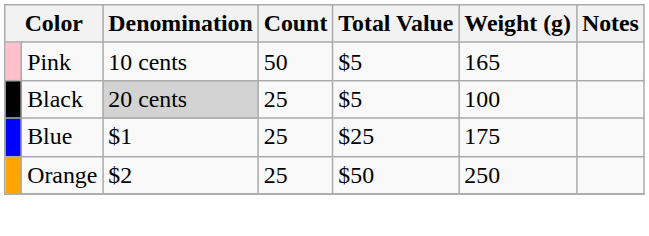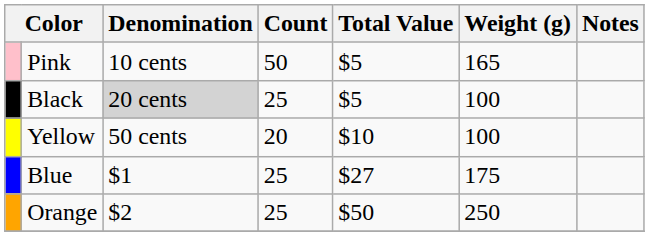+ row: (61, 136)
(356, 136) $25 -> (356, 174) $27
